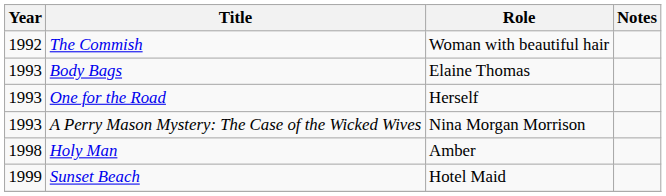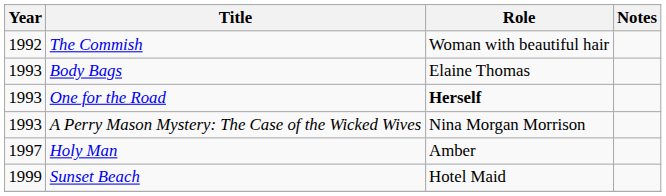(454, 97) normal -> (455, 97) bold
(25, 151) 1998 -> (25, 151) 1997
